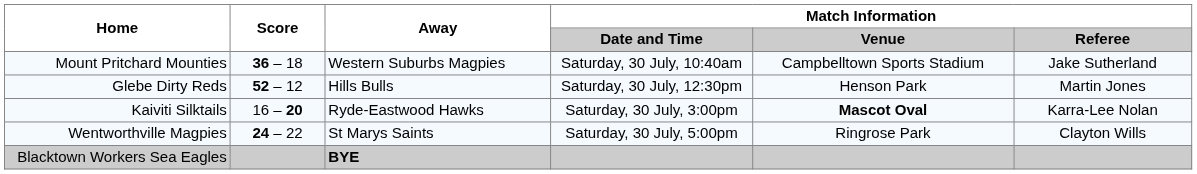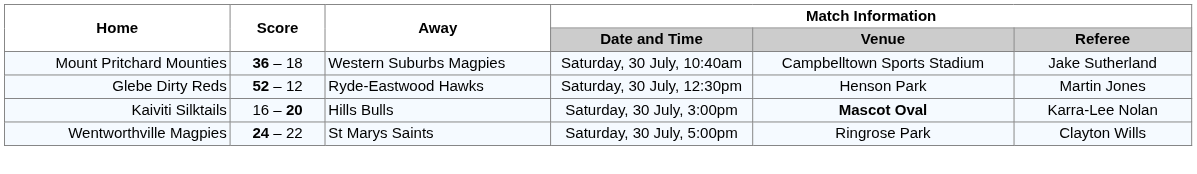(361, 86) Hills Bulls -> (406, 86) Ryde-Eastwood Hawks
(406, 110) Ryde-Eastwood Hawks -> (361, 110) Hills Bulls
- row: (122, 157)
